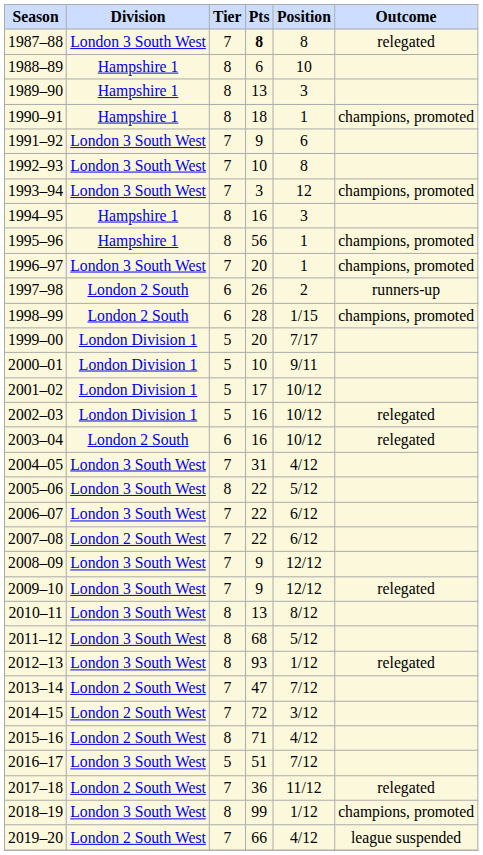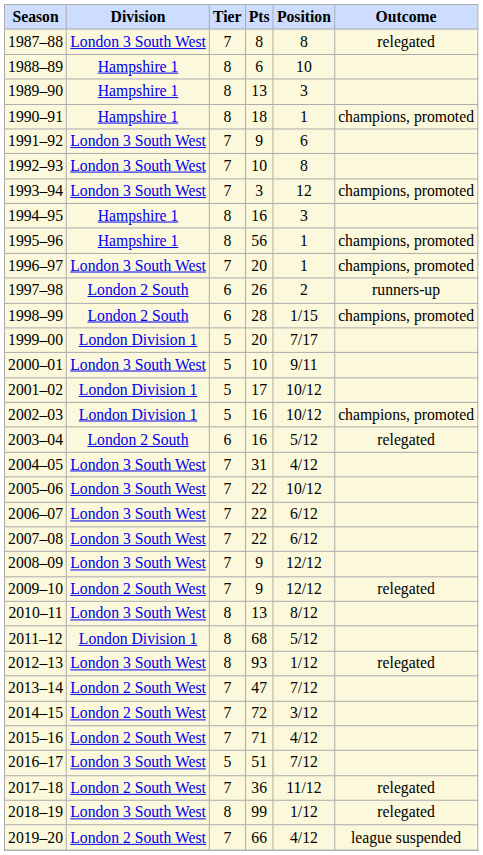(259, 41) bold -> (259, 41) normal
(138, 365) London Division 1 -> (138, 365) London 3 South West
(406, 414) relegated -> (406, 414) champions, promoted
(304, 439) 10/12 -> (304, 439) 5/12
(227, 489) 8 -> (227, 489) 7
(304, 489) 5/12 -> (304, 489) 10/12
(138, 539) London 2 South West -> (138, 539) London 3 South West
(138, 588) London 3 South West -> (138, 588) London 2 South West
(138, 638) London 3 South West -> (138, 638) London Division 1
(227, 738) 8 -> (227, 738) 7
(406, 812) champions, promoted -> (406, 812) relegated
